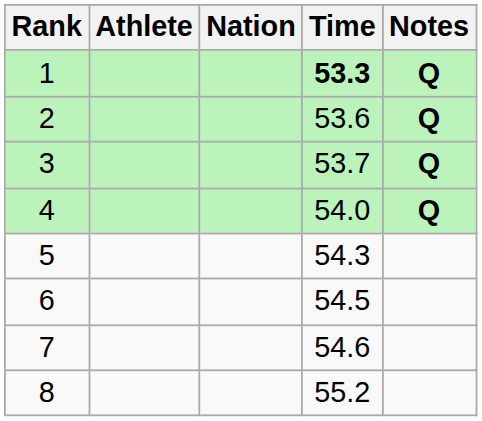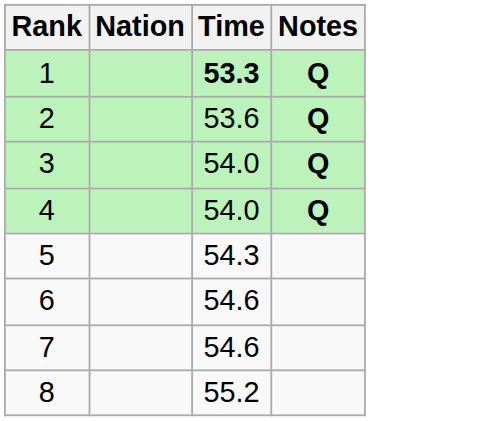- column: (144, 27)
(342, 164) 53.7 -> (231, 164) 54.0
(342, 301) 54.5 -> (231, 301) 54.6
